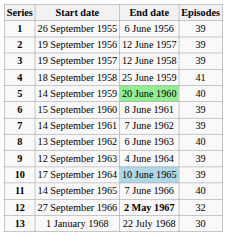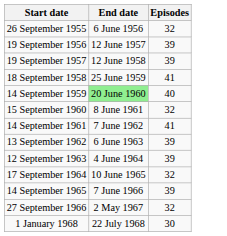- column: (20, 12)
(201, 28) 39 -> (170, 28) 32
(201, 110) 39 -> (170, 110) 32
(201, 126) 39 -> (170, 126) 41
(201, 142) 40 -> (170, 142) 39
(149, 175) lightblue background -> (118, 175) no background
(201, 175) 39 -> (170, 175) 32
(201, 191) 40 -> (170, 191) 39
(149, 207) bold -> (118, 207) normal
